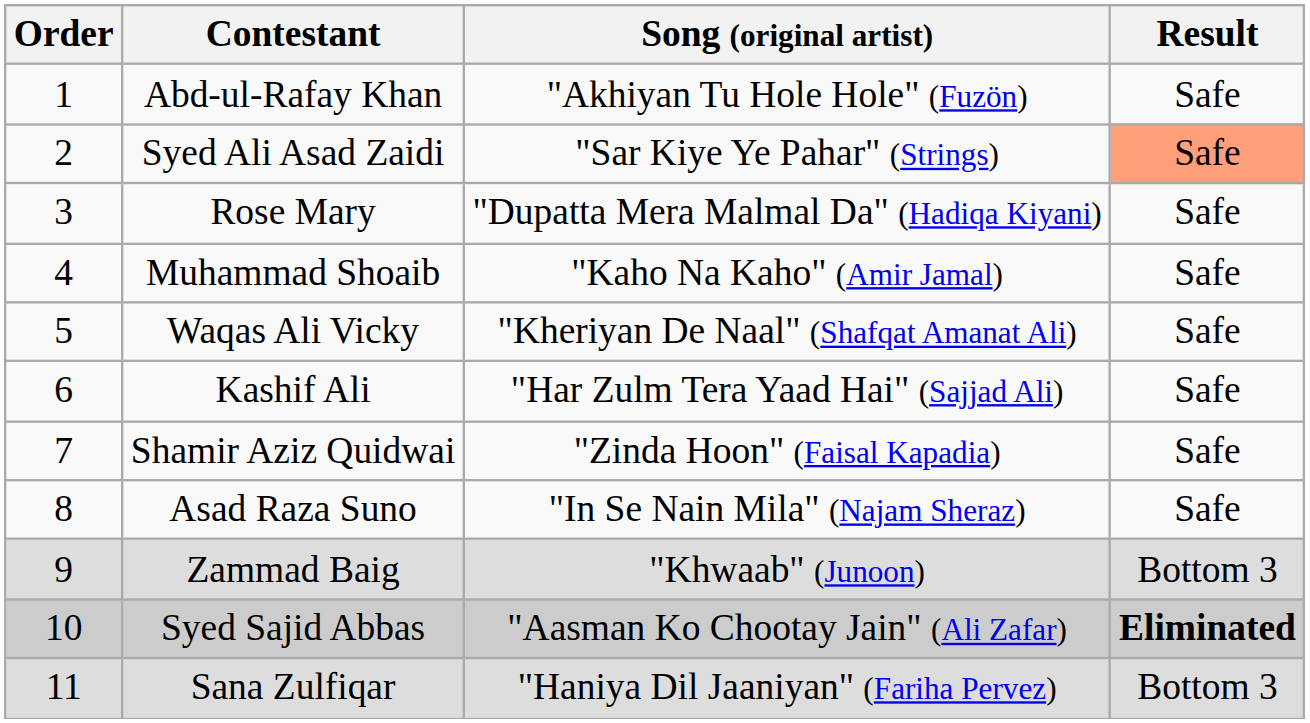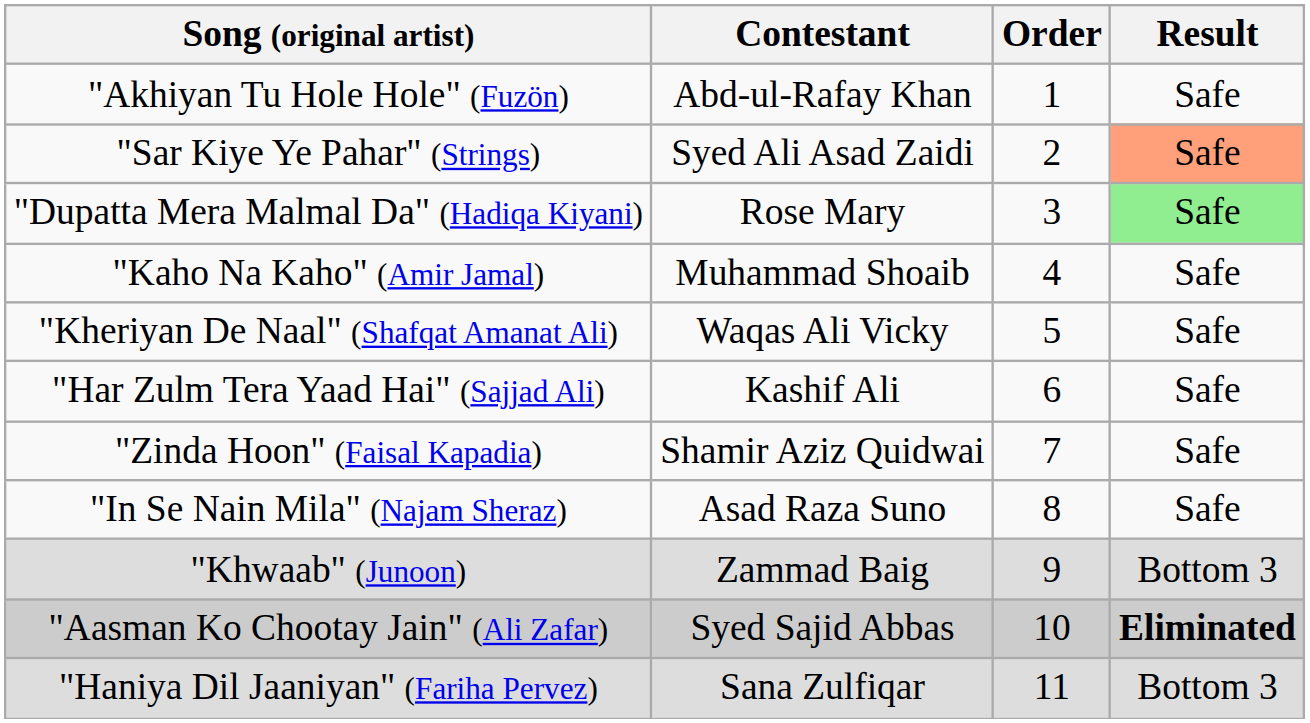columns swapped: (64, 34) <-> (787, 34)
(1207, 212) no background -> (1207, 212) lightgreen background
